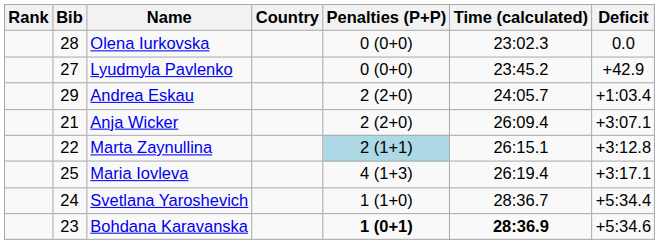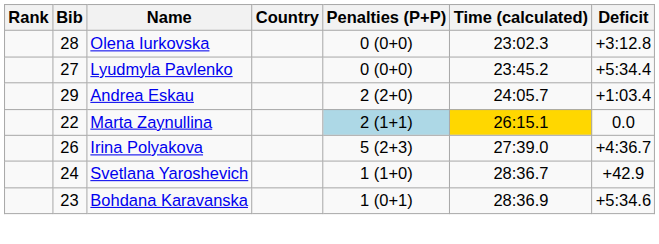(623, 43) 0.0 -> (623, 43) +3:12.8
(623, 69) +42.9 -> (623, 69) +5:34.4
- row: (134, 122)
(521, 148) no background -> (521, 122) gold background
(623, 148) +3:12.8 -> (623, 122) 0.0
- row: (139, 174)
+ row: (147, 148)
(623, 200) +5:34.4 -> (623, 174) +42.9
(386, 226) bold -> (386, 200) normal
(521, 226) bold -> (521, 200) normal
